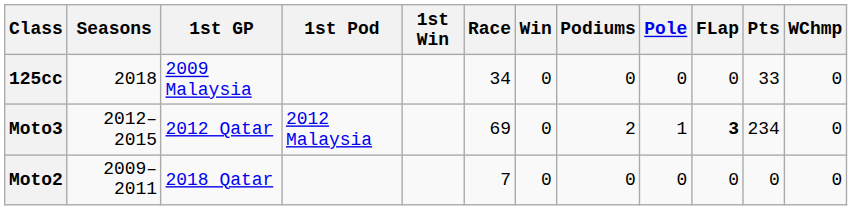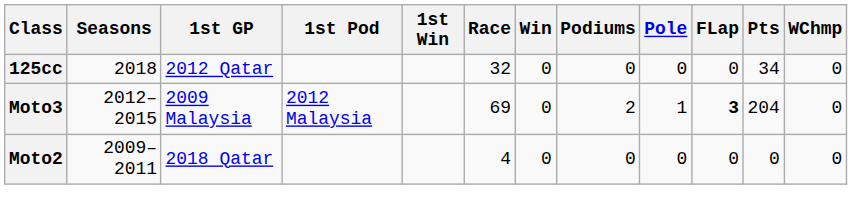(209, 80) 2009 Malaysia -> (219, 69) 2012 Qatar
(500, 80) 34 -> (500, 69) 32
(769, 80) 33 -> (769, 69) 34
(219, 130) 2012 Qatar -> (209, 109) 2009 Malaysia
(764, 130) 234 -> (764, 109) 204
(506, 179) 7 -> (506, 159) 4
